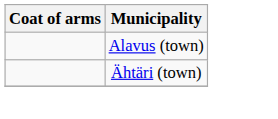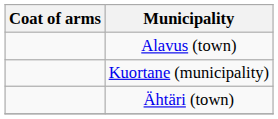+ row: (189, 73)
